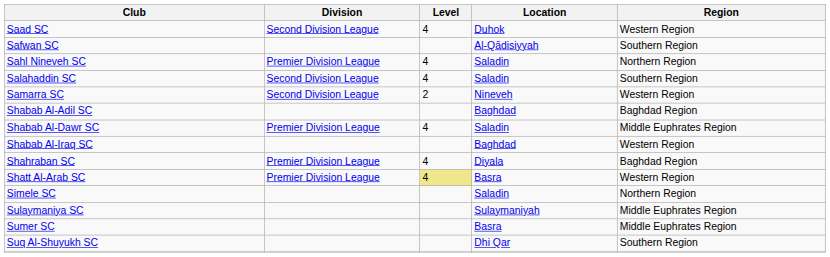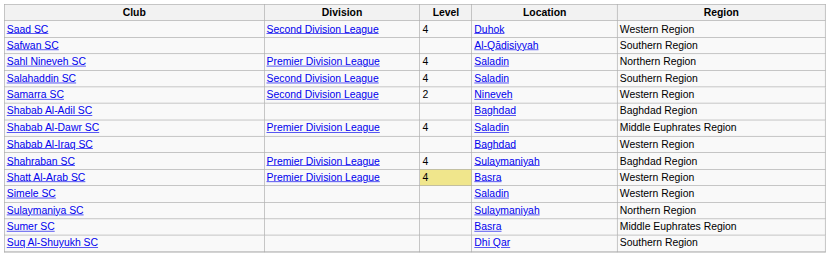(489, 161) Diyala -> (507, 161) Sulaymaniyah
(658, 194) Northern Region -> (657, 194) Western Region
(678, 210) Middle Euphrates Region -> (658, 210) Northern Region
